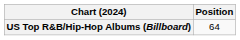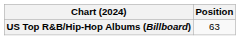(214, 27) 64 -> (214, 27) 63
